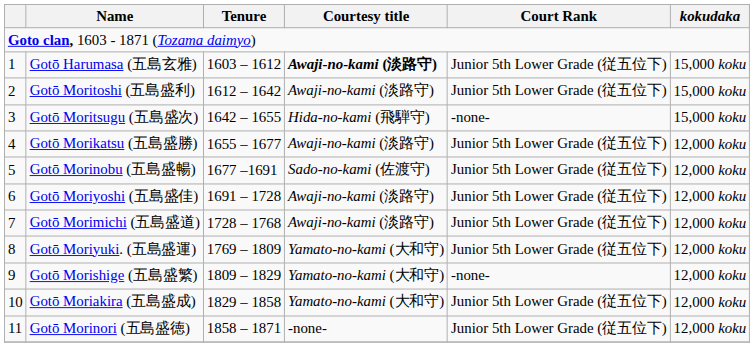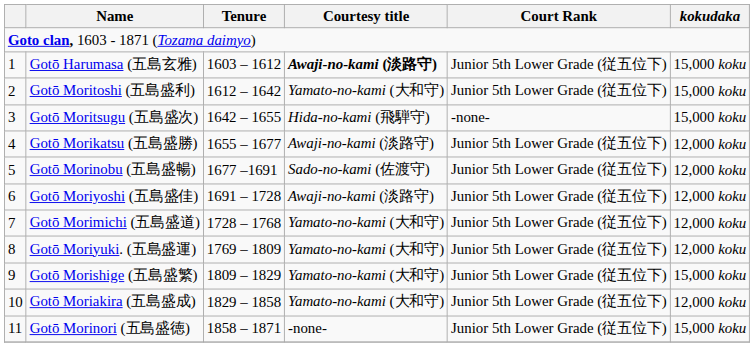(361, 90) Awaji-no-kami (淡路守) -> (366, 90) Yamato-no-kami (大和守)
(361, 222) Awaji-no-kami (淡路守) -> (366, 222) Yamato-no-kami (大和守)
(470, 276) -none- -> (559, 275) Junior 5th Lower Grade (従五位下)
(710, 276) 12,000 koku -> (710, 276) 15,000 koku
(710, 328) 12,000 koku -> (710, 328) 15,000 koku
